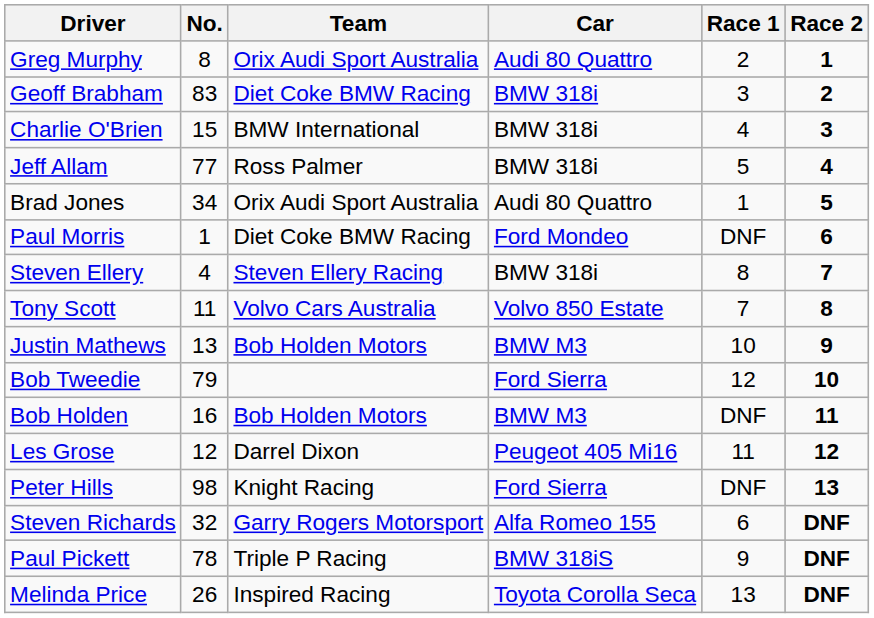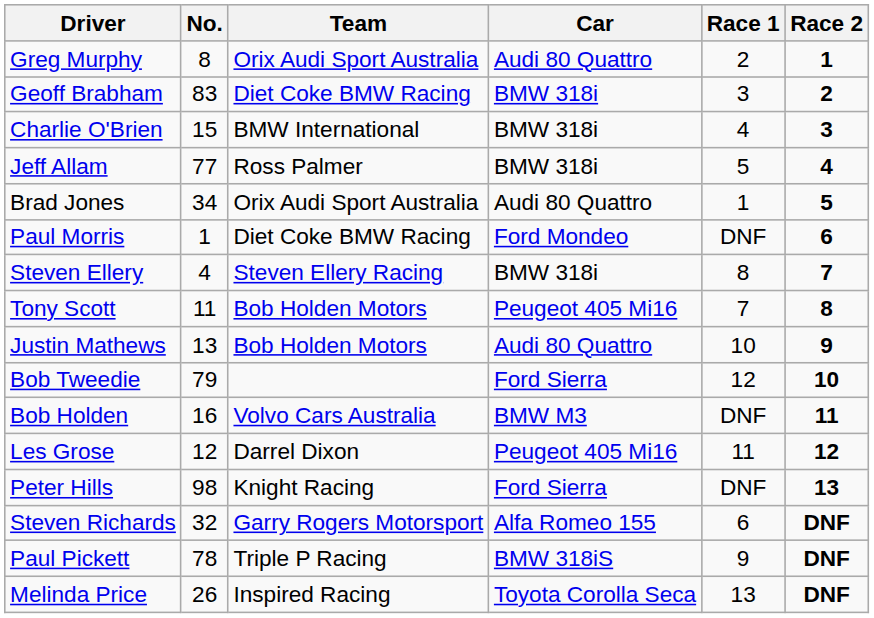(335, 309) Volvo Cars Australia -> (330, 309) Bob Holden Motors
(579, 309) Volvo 850 Estate -> (586, 309) Peugeot 405 Mi16
(540, 344) BMW M3 -> (573, 344) Audi 80 Quattro
(330, 416) Bob Holden Motors -> (335, 416) Volvo Cars Australia
